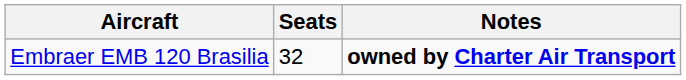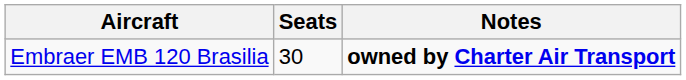(291, 56) 32 -> (291, 56) 30
